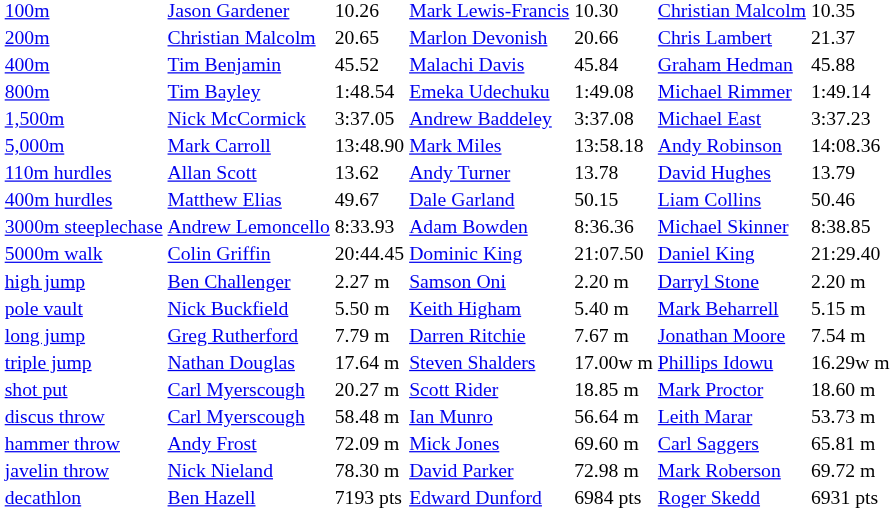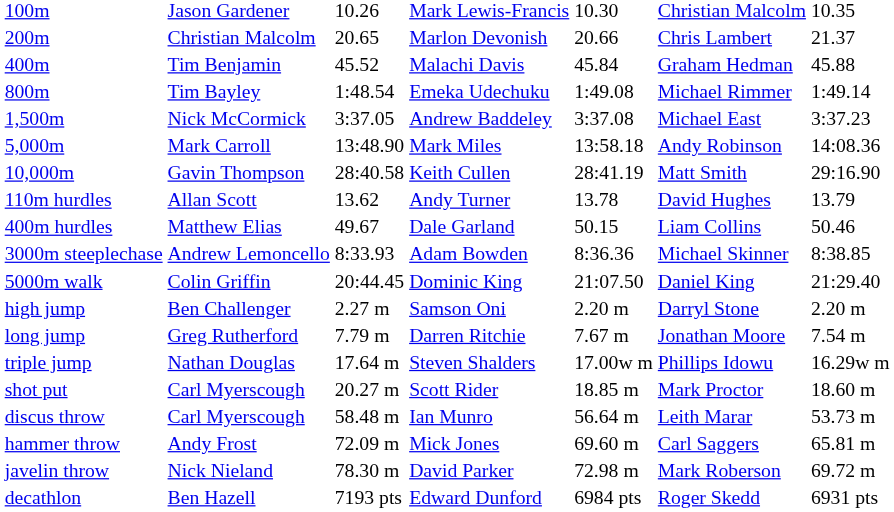+ row: (39, 173)
- row: (44, 308)
